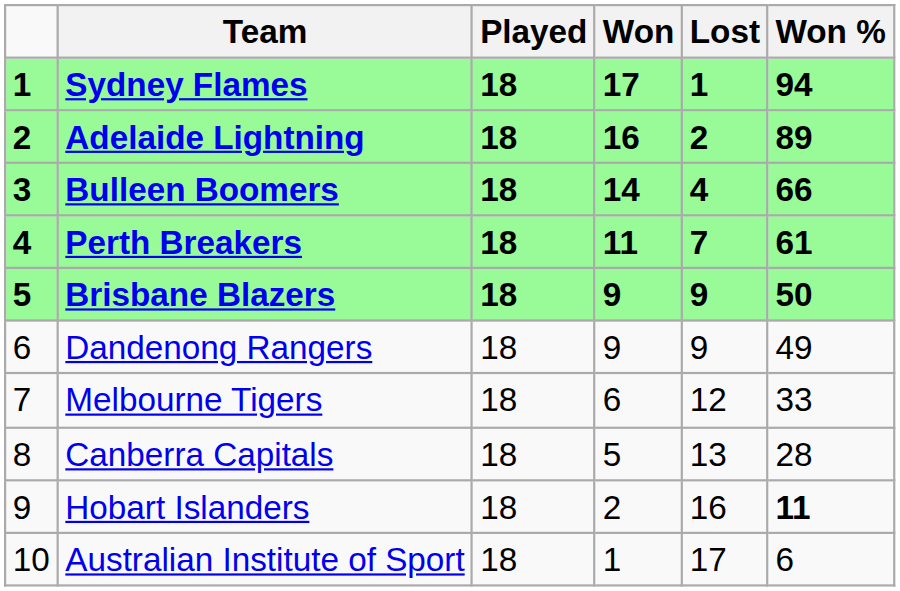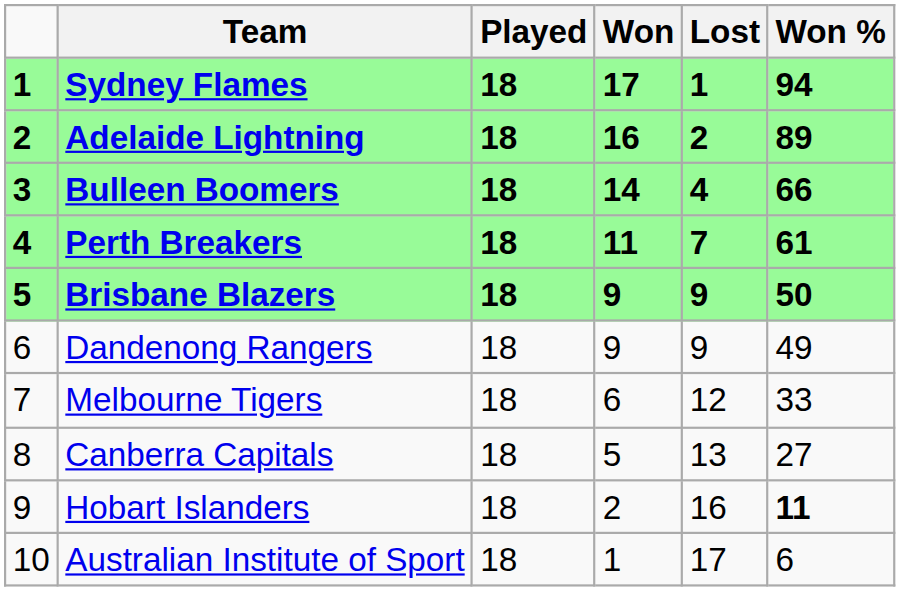(794, 453) 28 -> (794, 453) 27
